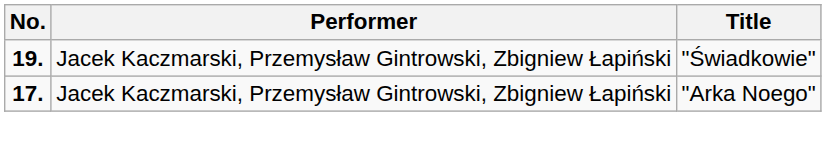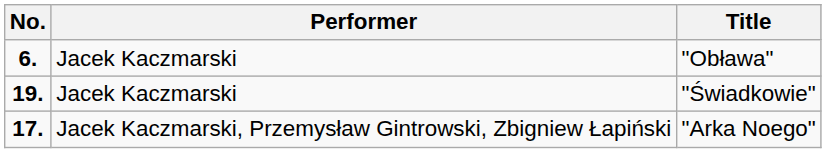+ row: (727, 57)
(364, 57) Jacek Kaczmarski, Przemysław Gintrowski, Zbigniew Łapiński -> (147, 93) Jacek Kaczmarski
